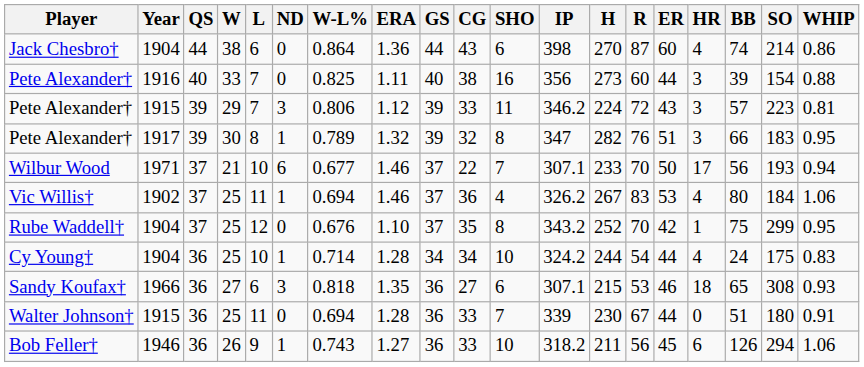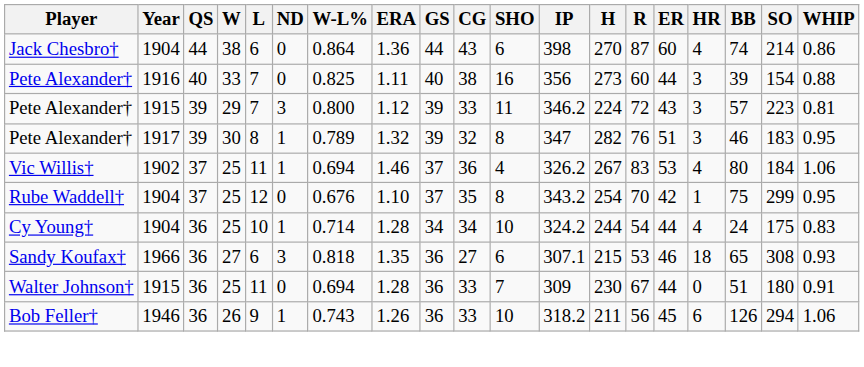(333, 108) 0.806 -> (333, 108) 0.800
(739, 138) 66 -> (739, 138) 46
- row: (59, 167)
(608, 227) 252 -> (608, 197) 254
(557, 316) 339 -> (557, 286) 309
(393, 345) 1.27 -> (393, 316) 1.26
